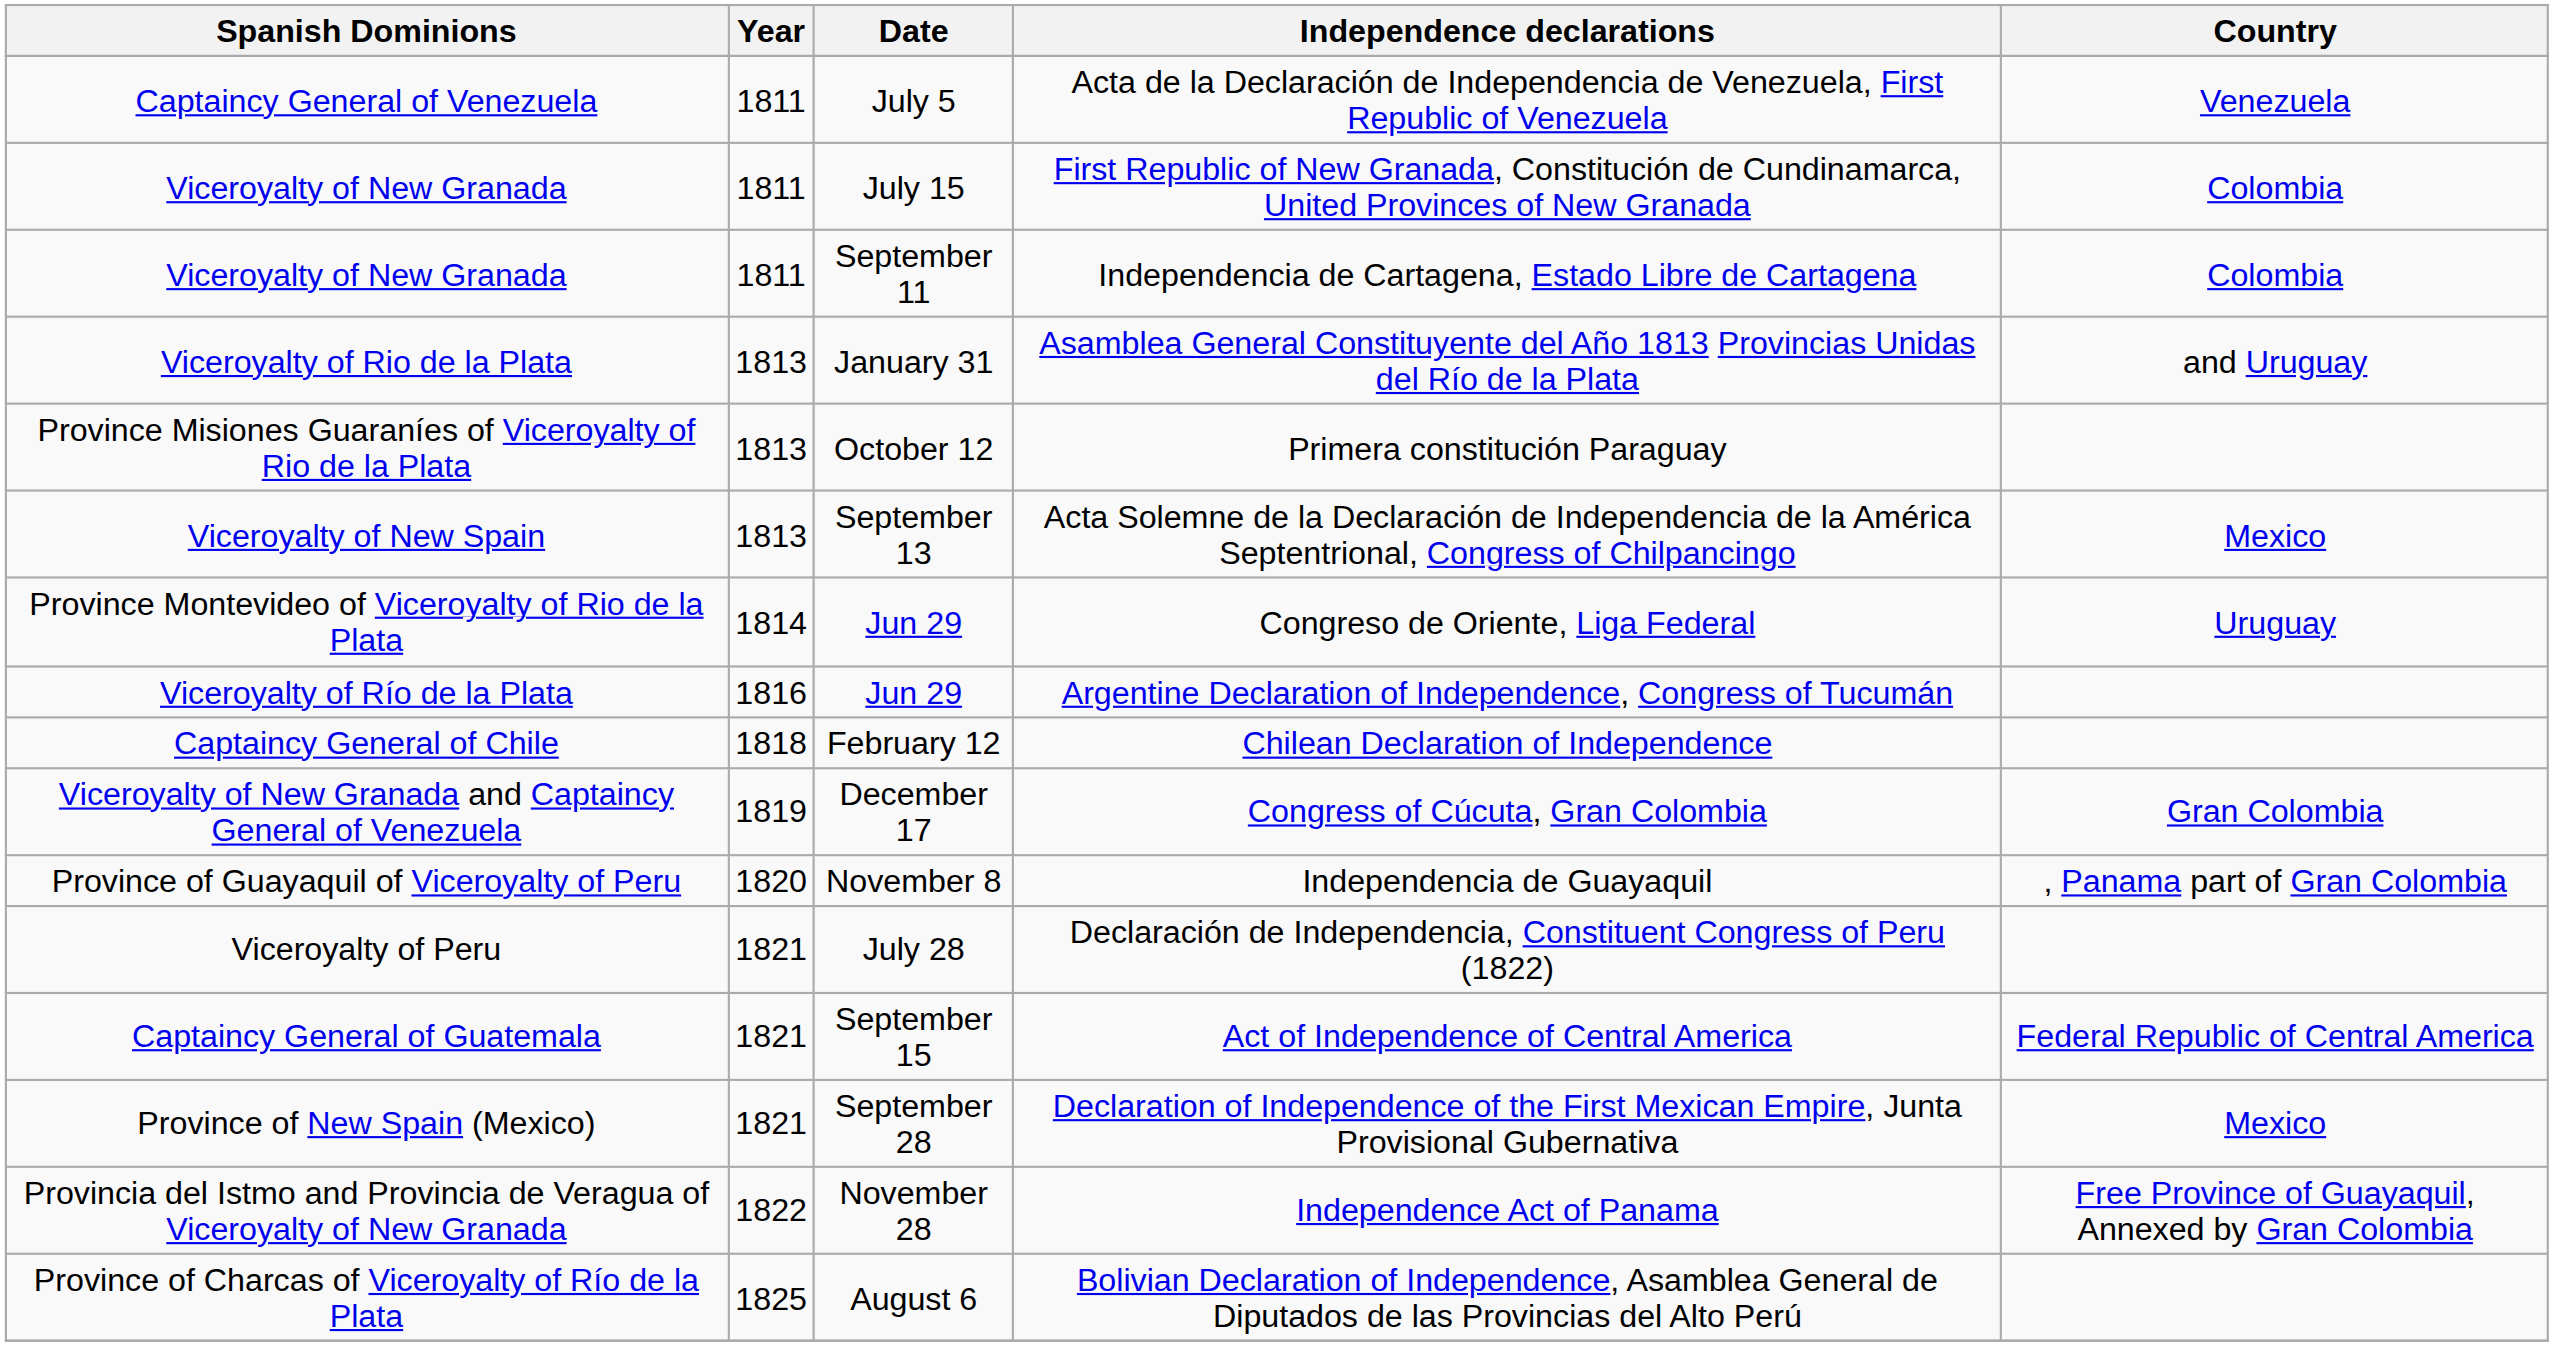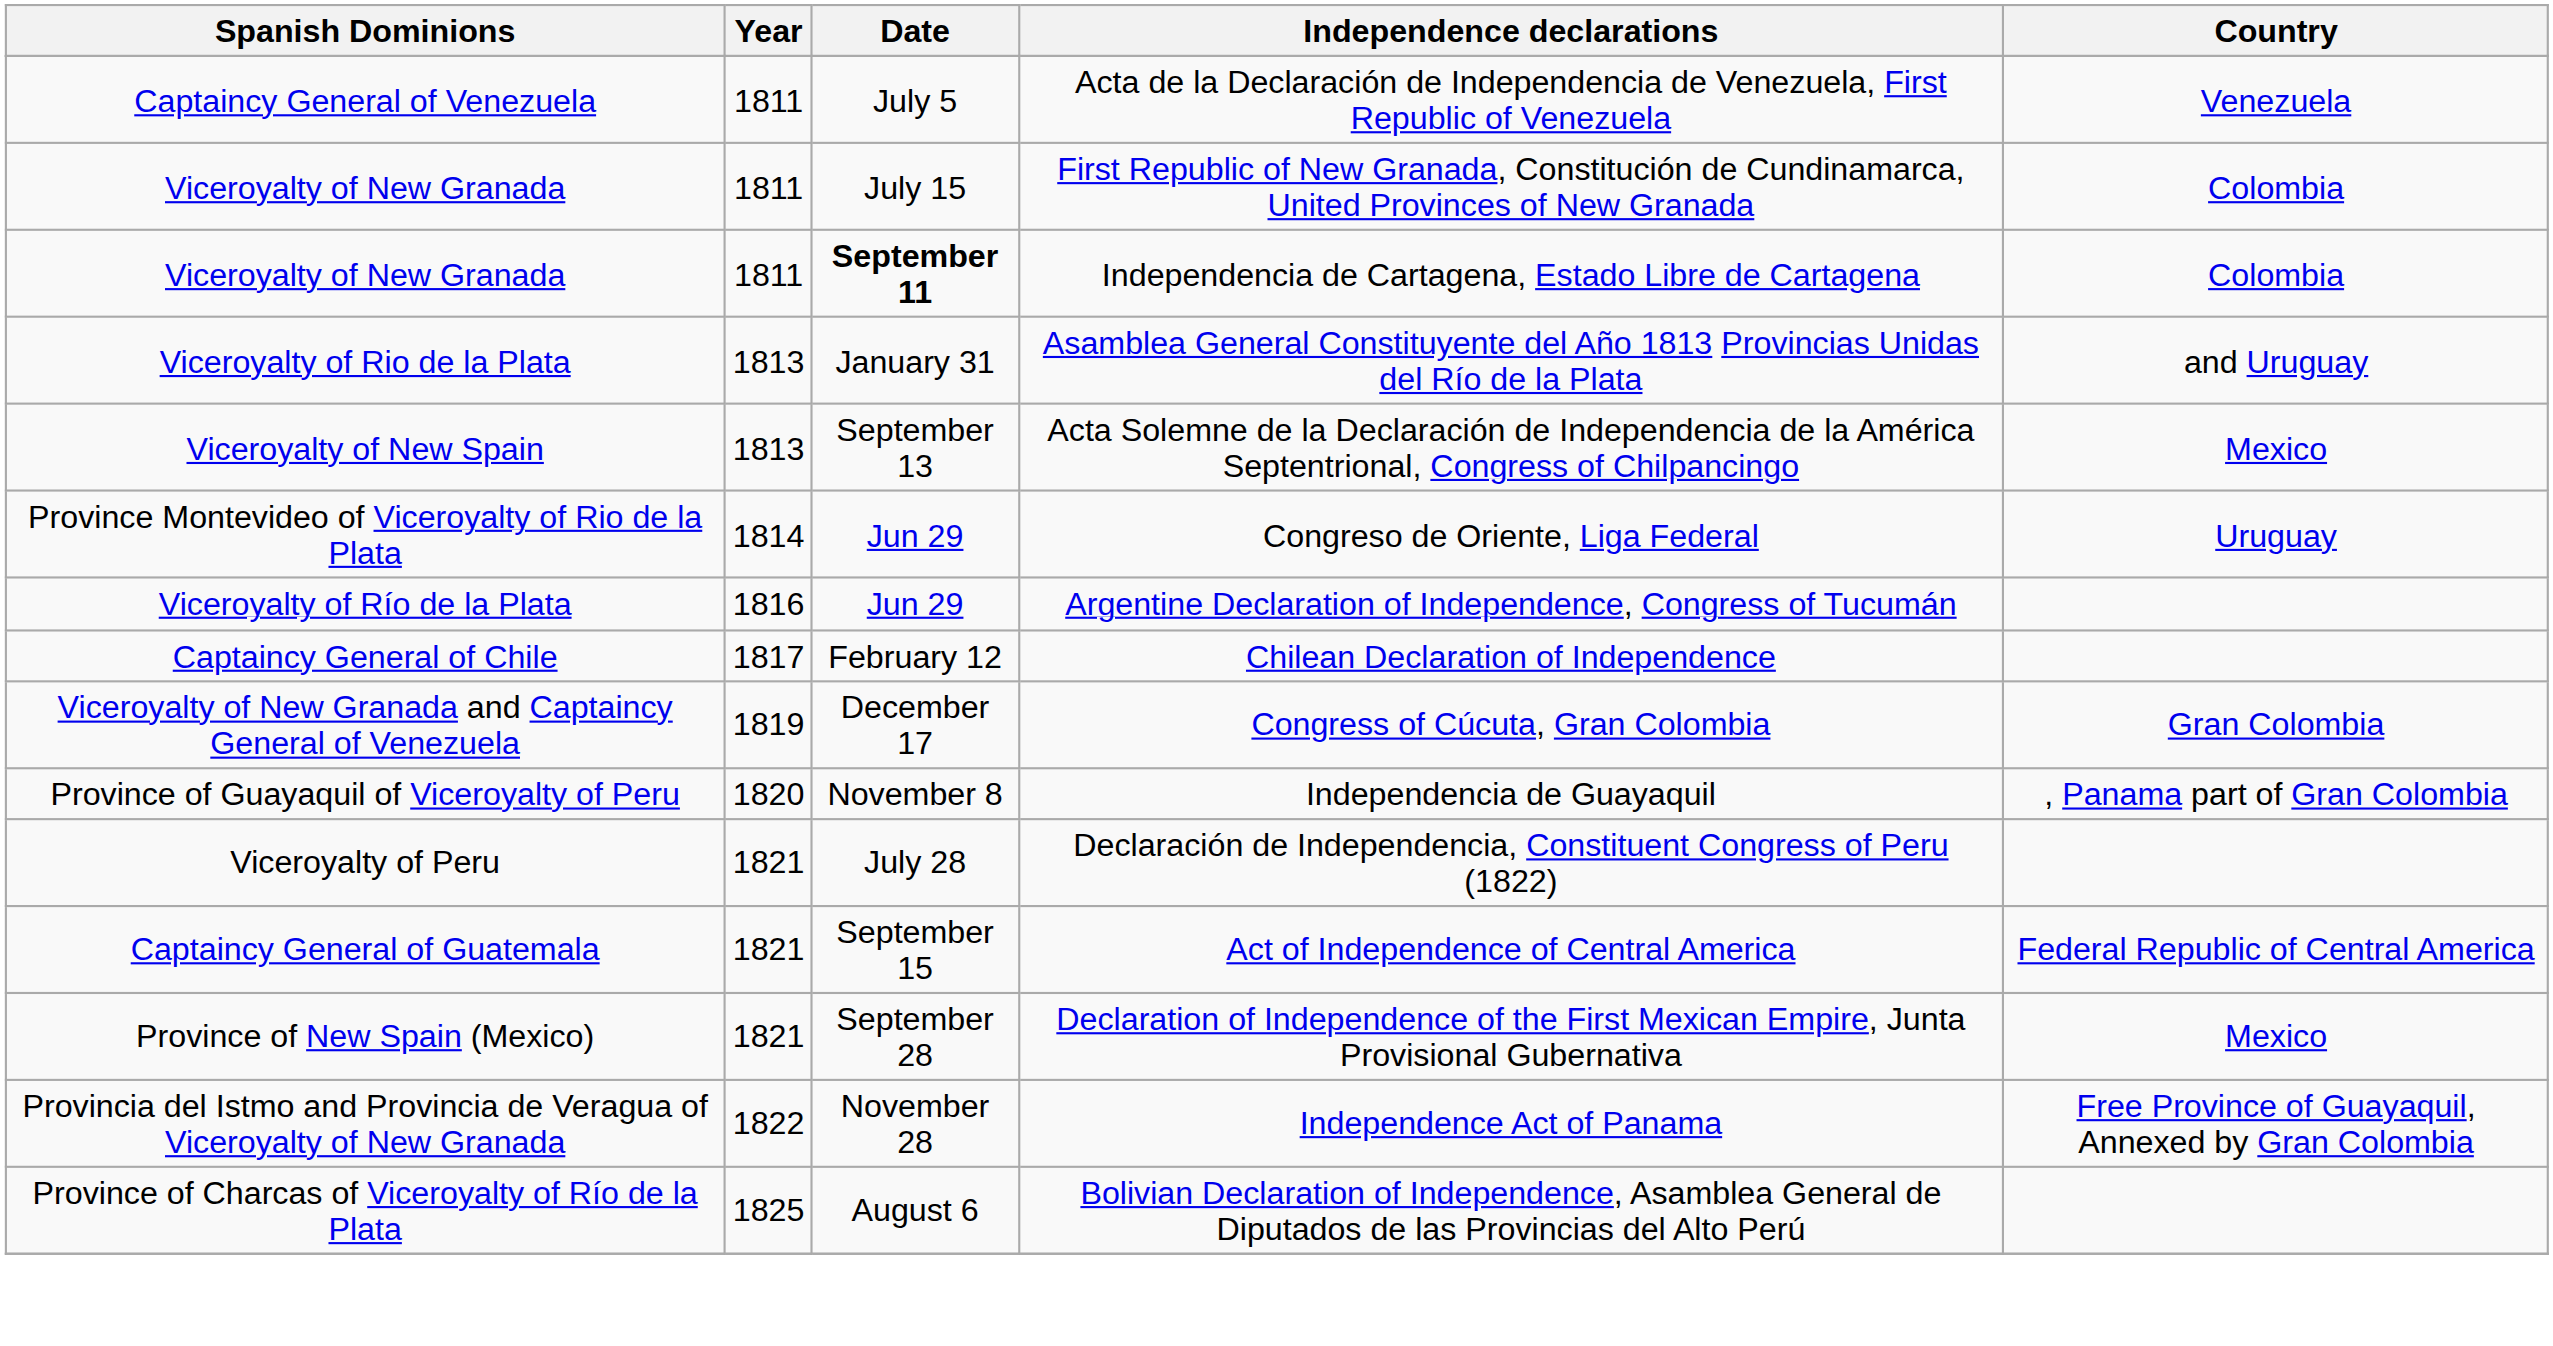(914, 274) normal -> (915, 274) bold
- row: (1507, 448)
(771, 742) 1818 -> (769, 655) 1817
